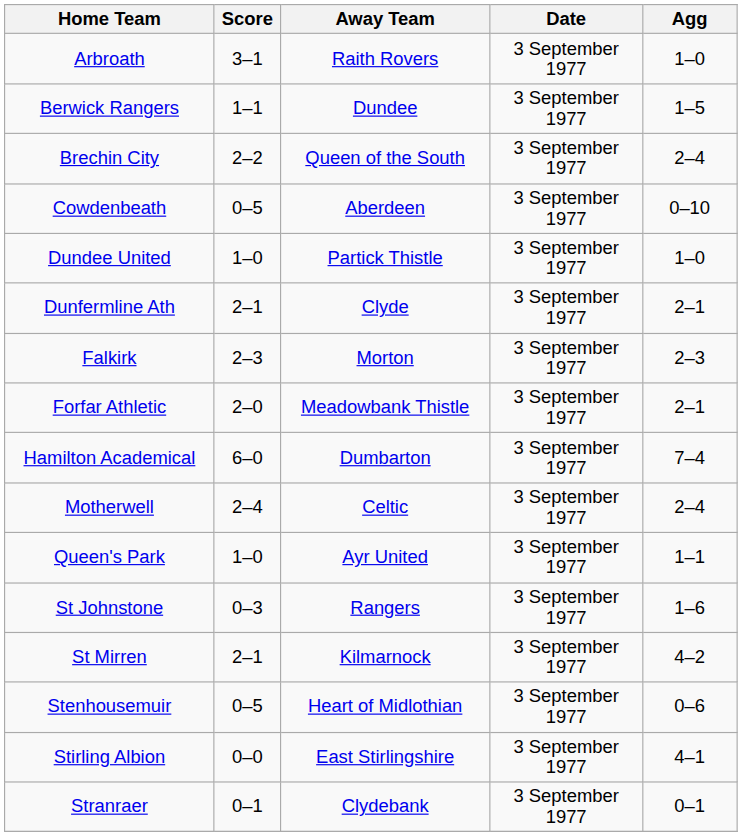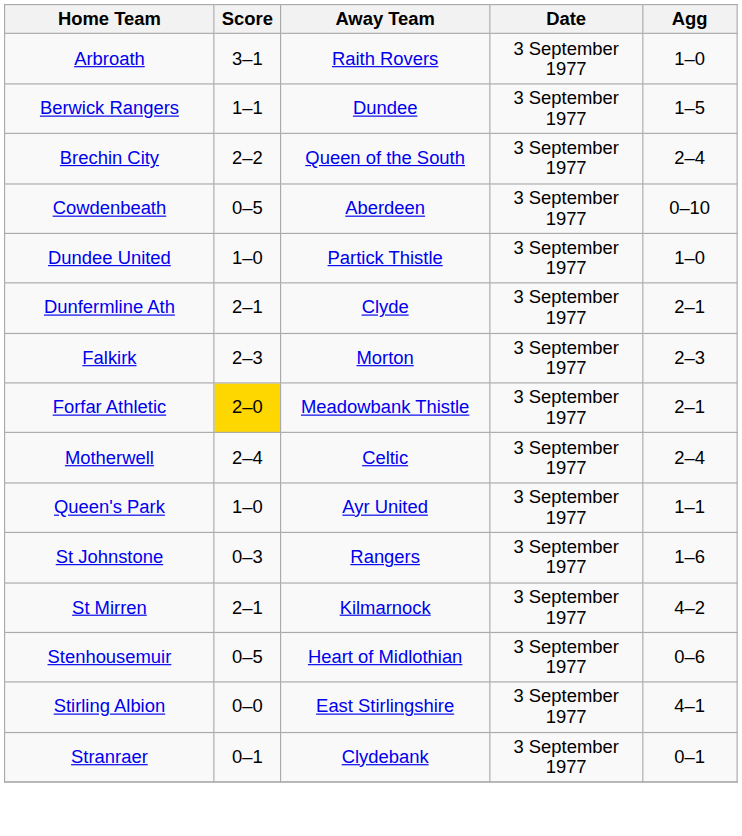(247, 407) no background -> (247, 407) gold background
- row: (109, 457)
